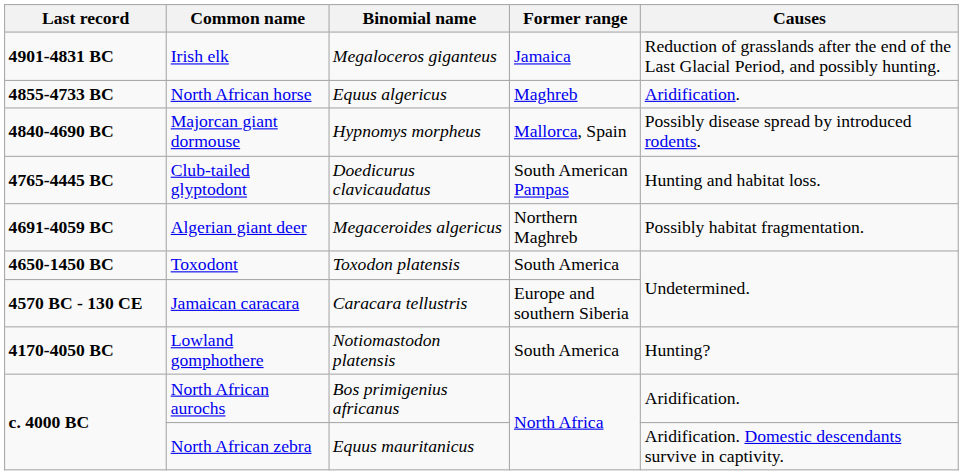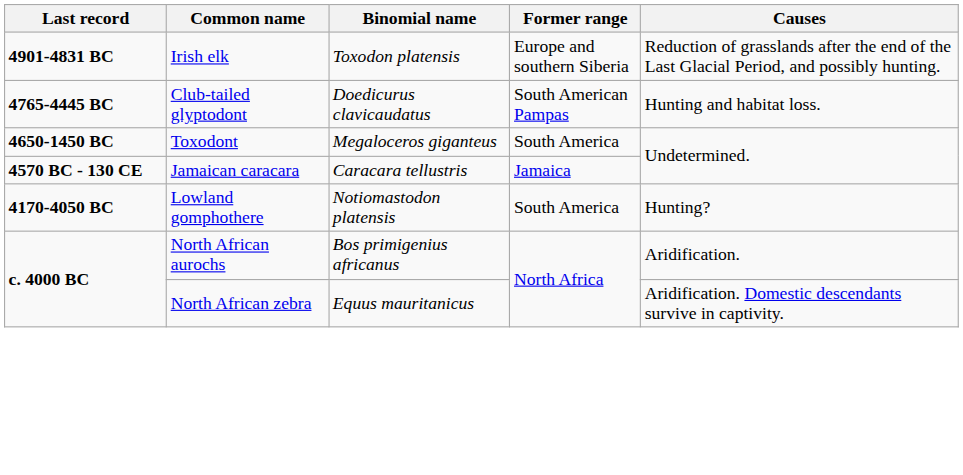(415, 56) Megaloceros giganteus -> (396, 56) Toxodon platensis
(542, 56) Jamaica -> (571, 56) Europe and southern Siberia
- row: (241, 94)
- row: (224, 131)
- row: (239, 227)
(396, 265) Toxodon platensis -> (415, 141) Megaloceros giganteus
(571, 302) Europe and southern Siberia -> (542, 169) Jamaica
